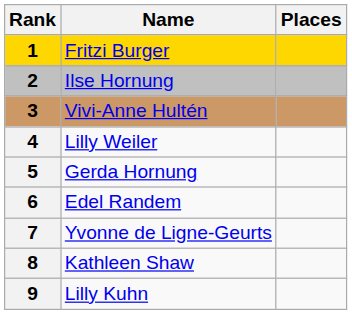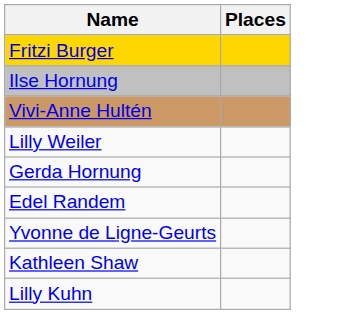- column: (33, 19)
